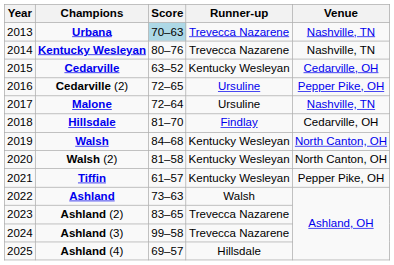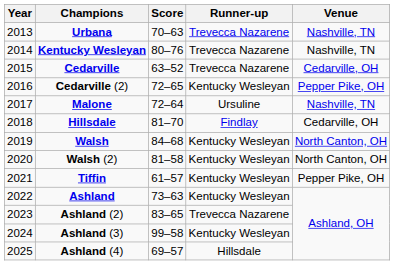(167, 31) lightblue background -> (167, 31) no background
(239, 68) Kentucky Wesleyan -> (239, 68) Trevecca Nazarene
(239, 86) Ursuline -> (239, 86) Kentucky Wesleyan
(239, 196) Walsh -> (239, 196) Kentucky Wesleyan
(239, 232) Trevecca Nazarene -> (239, 232) Kentucky Wesleyan
